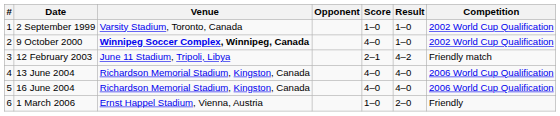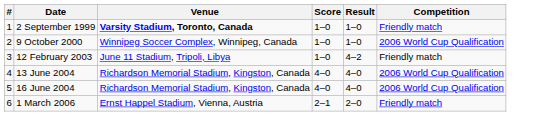- column: (337, 12)
(171, 27) normal -> (176, 27) bold
(491, 27) 2002 World Cup Qualification -> (411, 27) Friendly match
(204, 42) bold -> (198, 42) normal
(372, 42) 4–0 -> (322, 42) 1–0
(491, 42) 2002 World Cup Qualification -> (442, 42) 2006 World Cup Qualification
(372, 57) 2–1 -> (322, 57) 1–0
(372, 103) 1–0 -> (322, 103) 2–1
(446, 103) Friendly -> (411, 103) Friendly match
